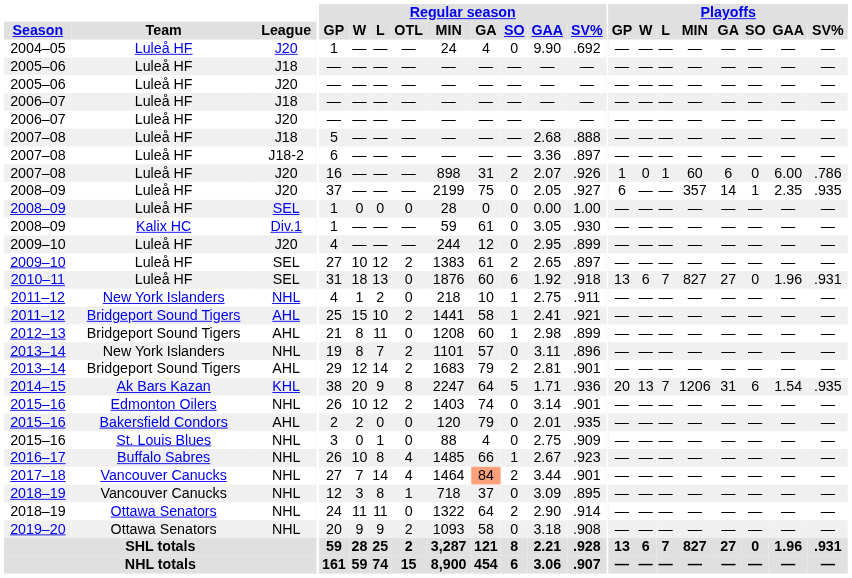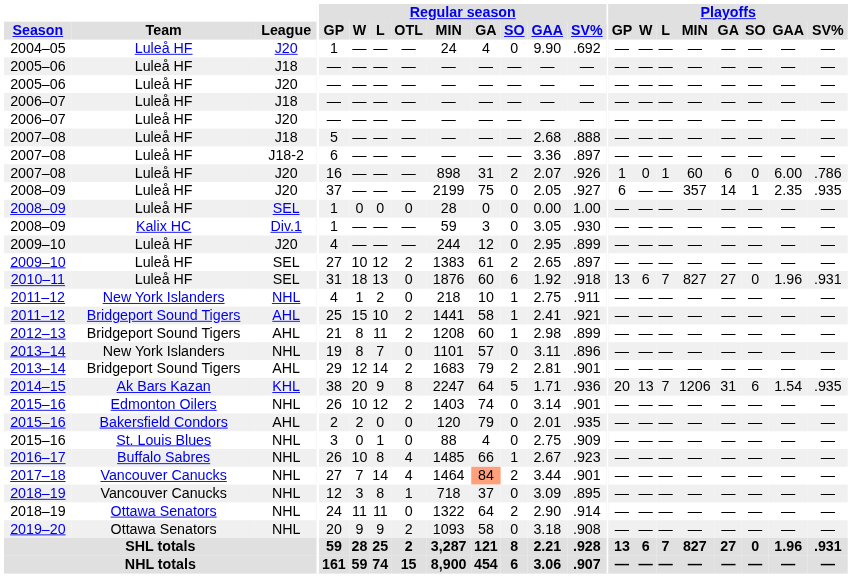(486, 226) 61 -> (486, 226) 3
(409, 333) 0 -> (409, 333) 2
(409, 351) 2 -> (409, 351) 0
